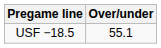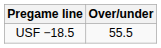(121, 33) 55.1 -> (121, 33) 55.5
